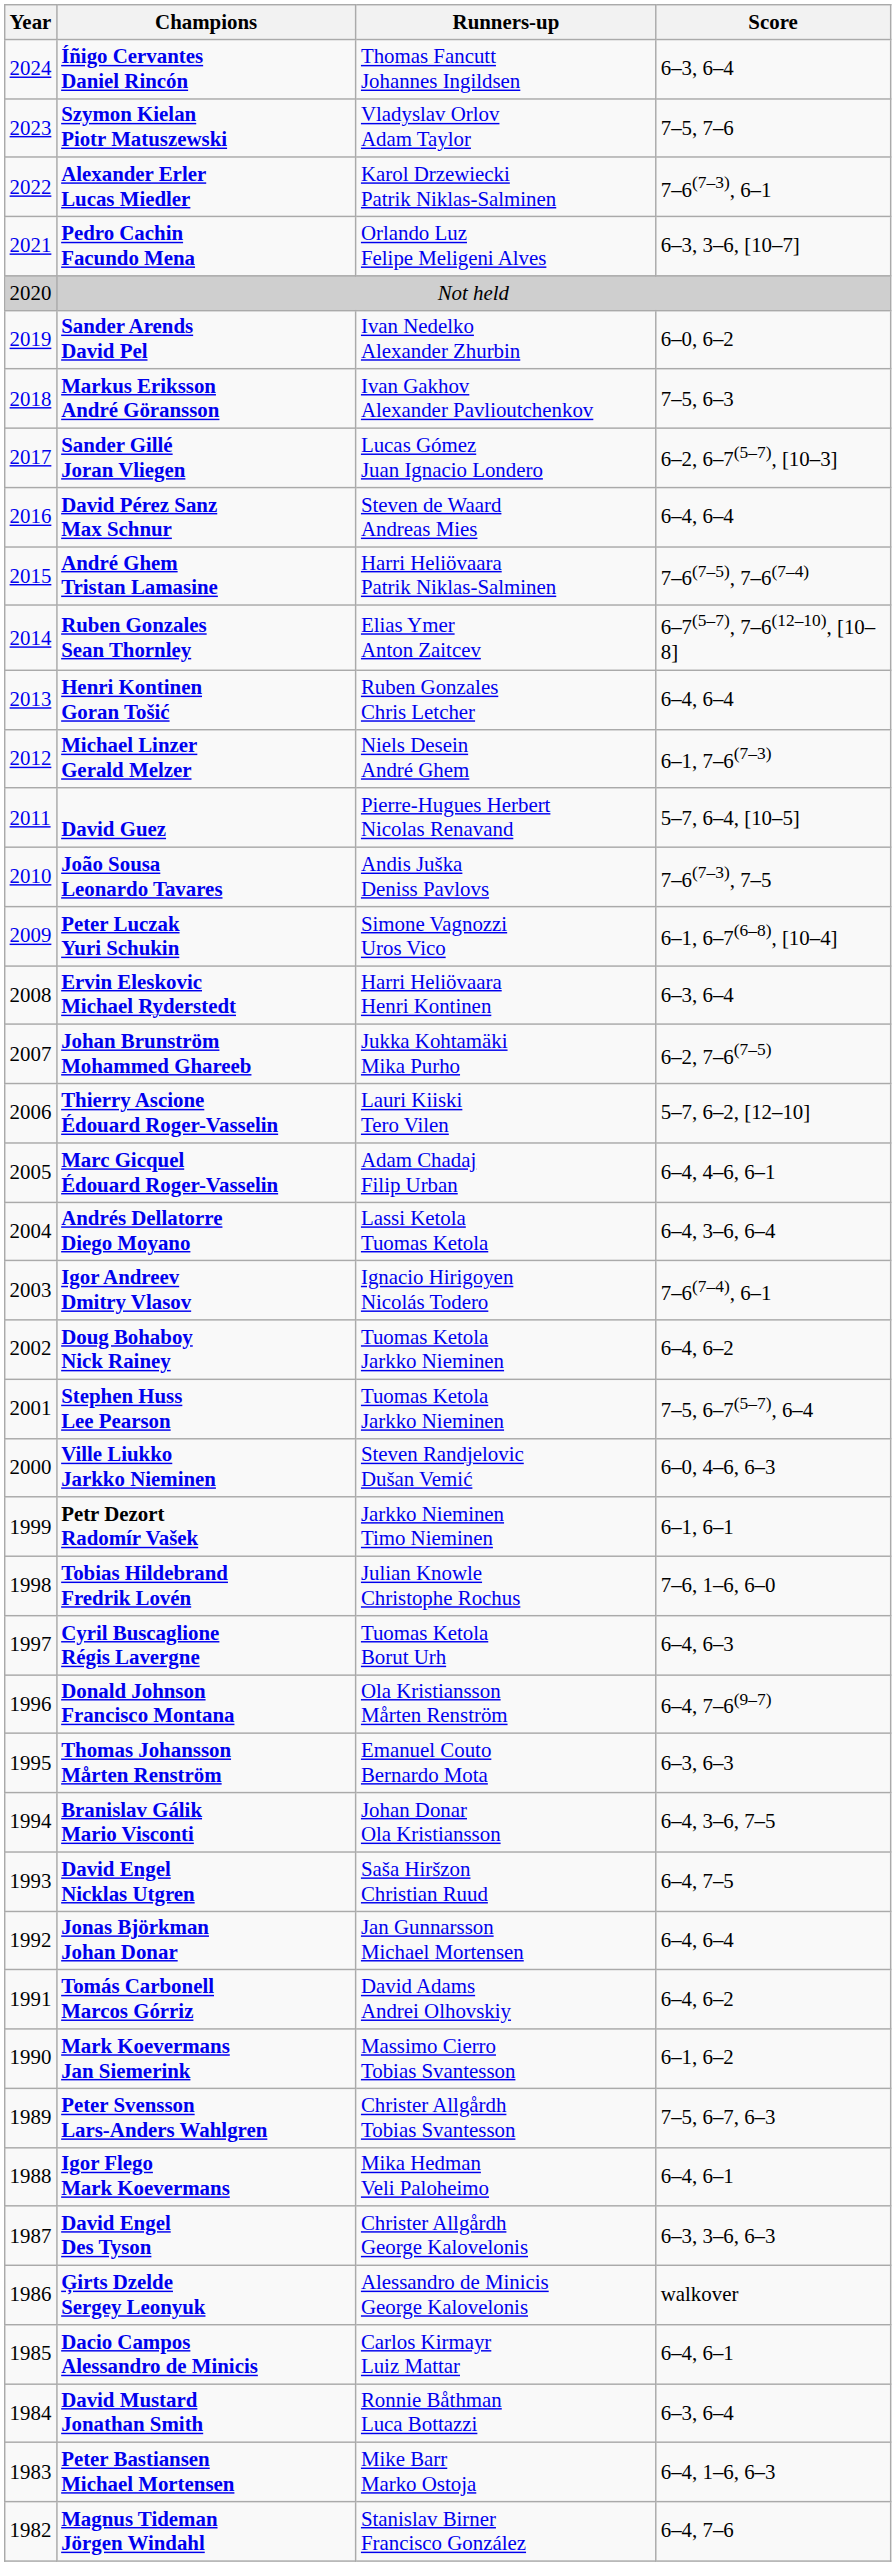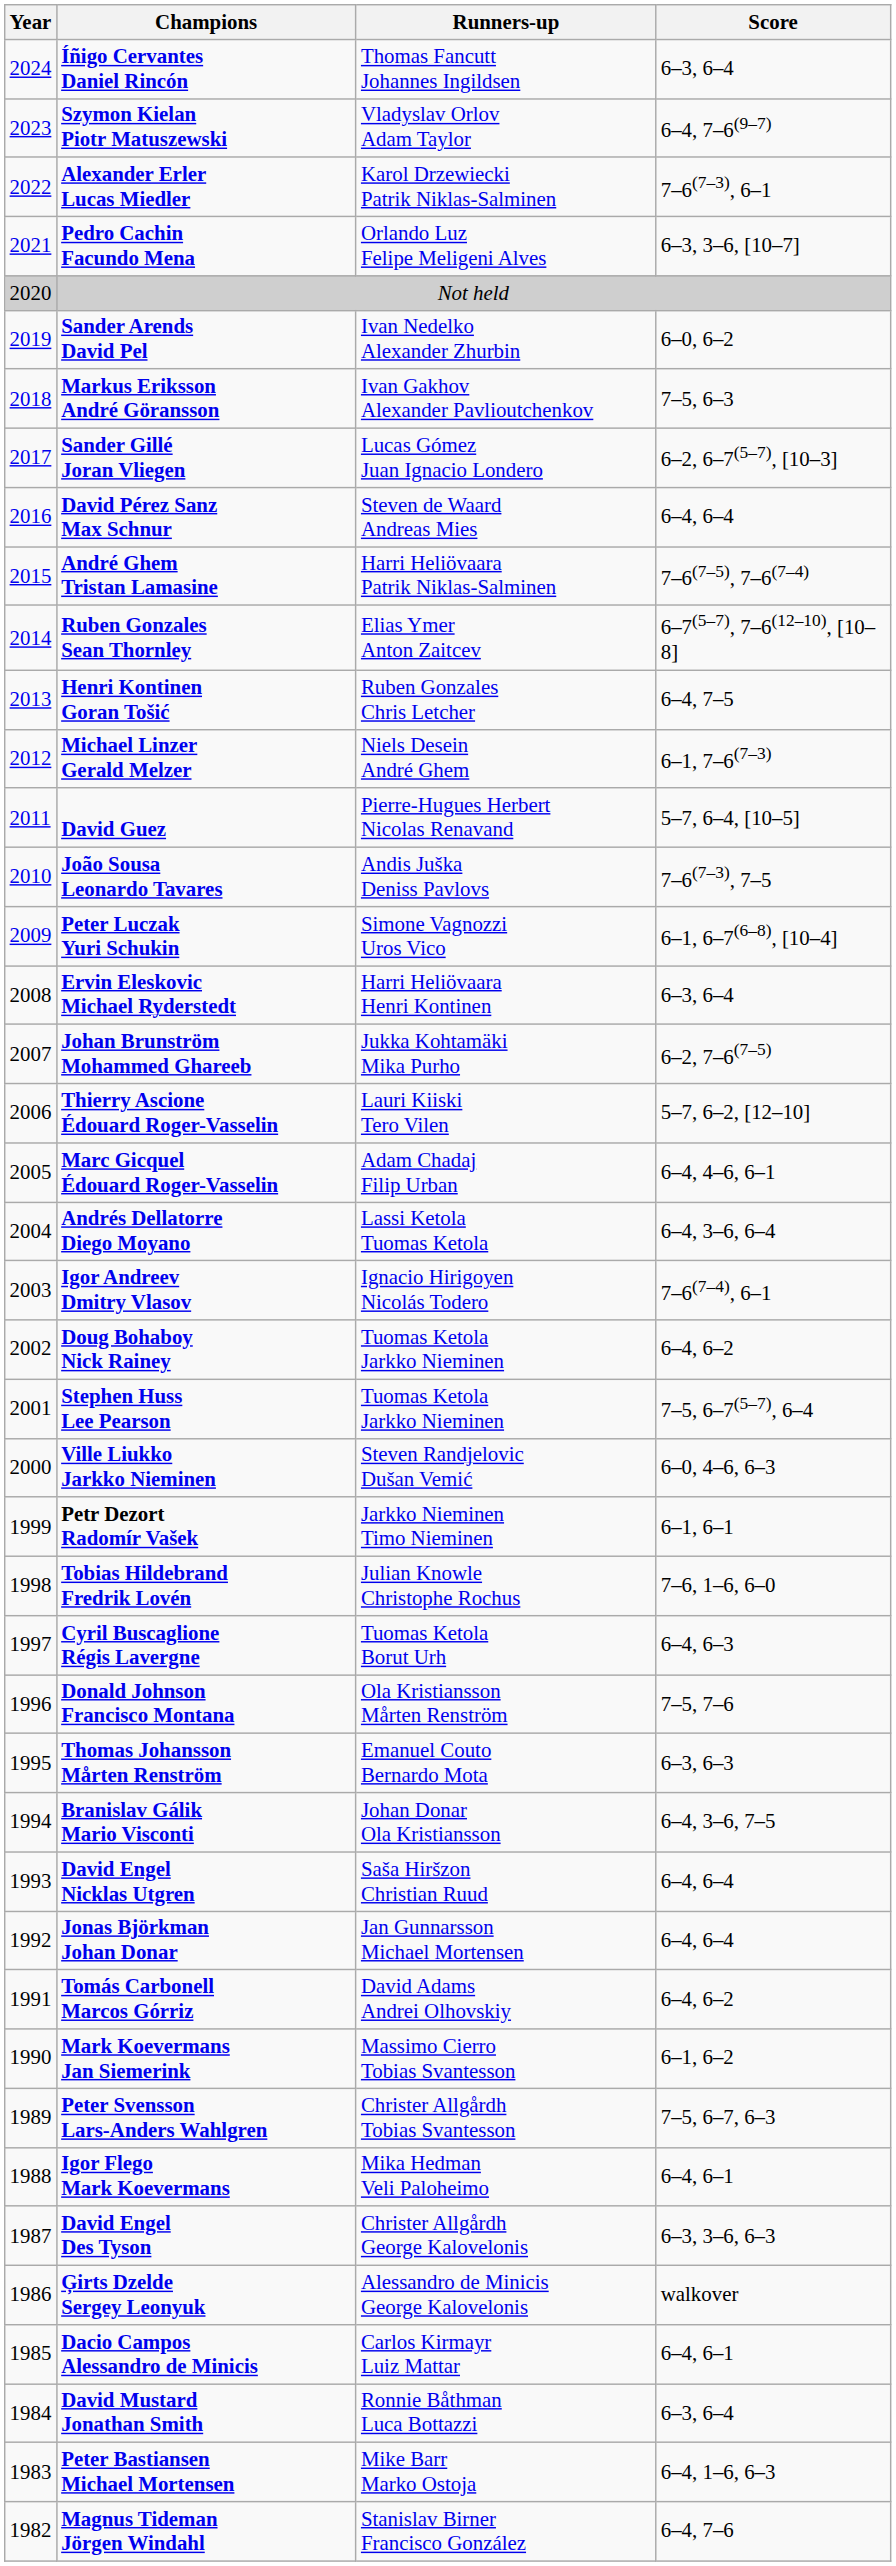(697, 127) 7–5, 7–6 -> (716, 127) 6–4, 7–6(9–7)
(697, 699) 6–4, 6–4 -> (697, 699) 6–4, 7–5
(716, 1704) 6–4, 7–6(9–7) -> (697, 1704) 7–5, 7–6
(697, 1881) 6–4, 7–5 -> (697, 1881) 6–4, 6–4
